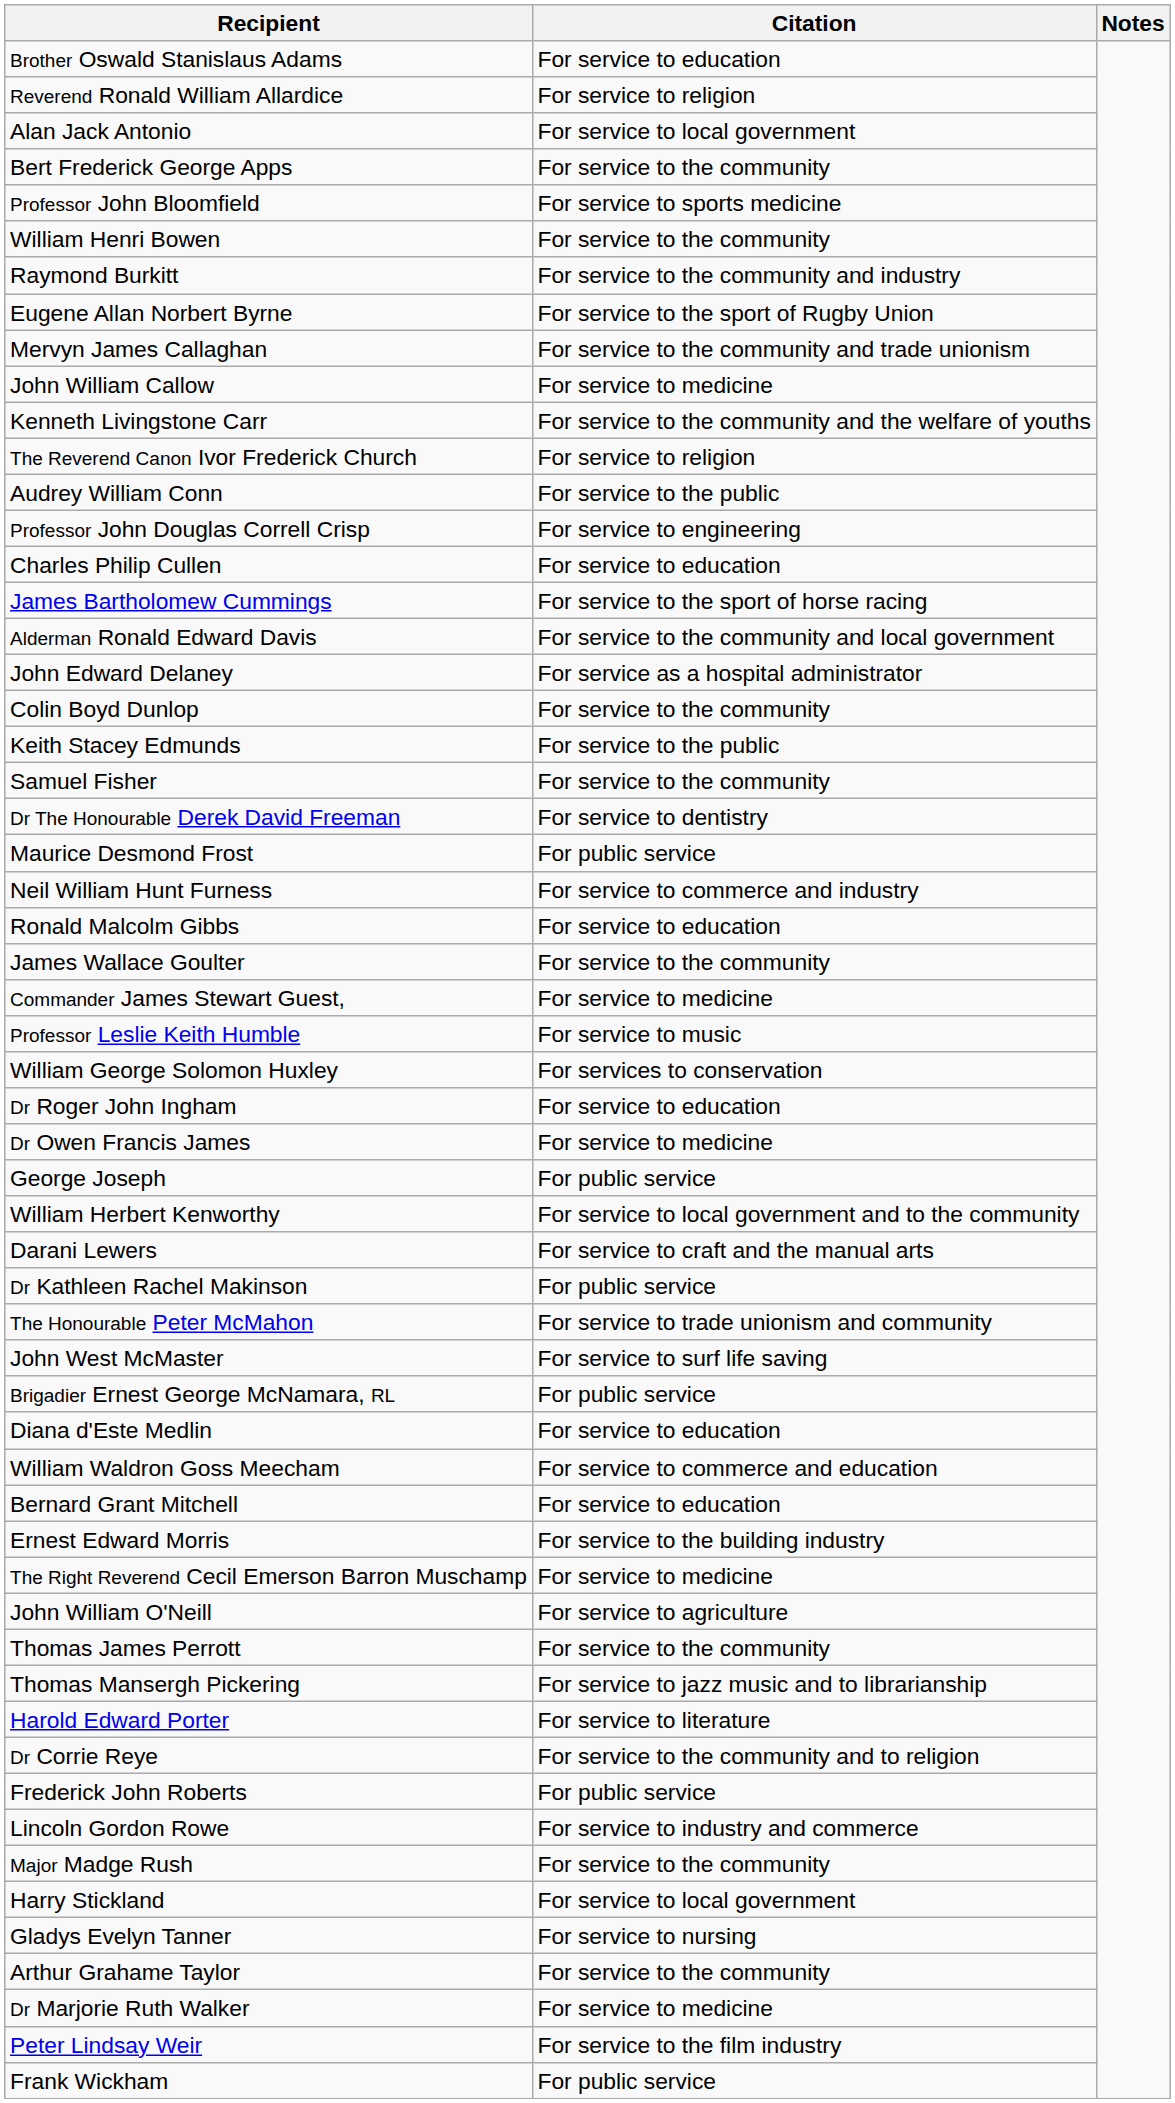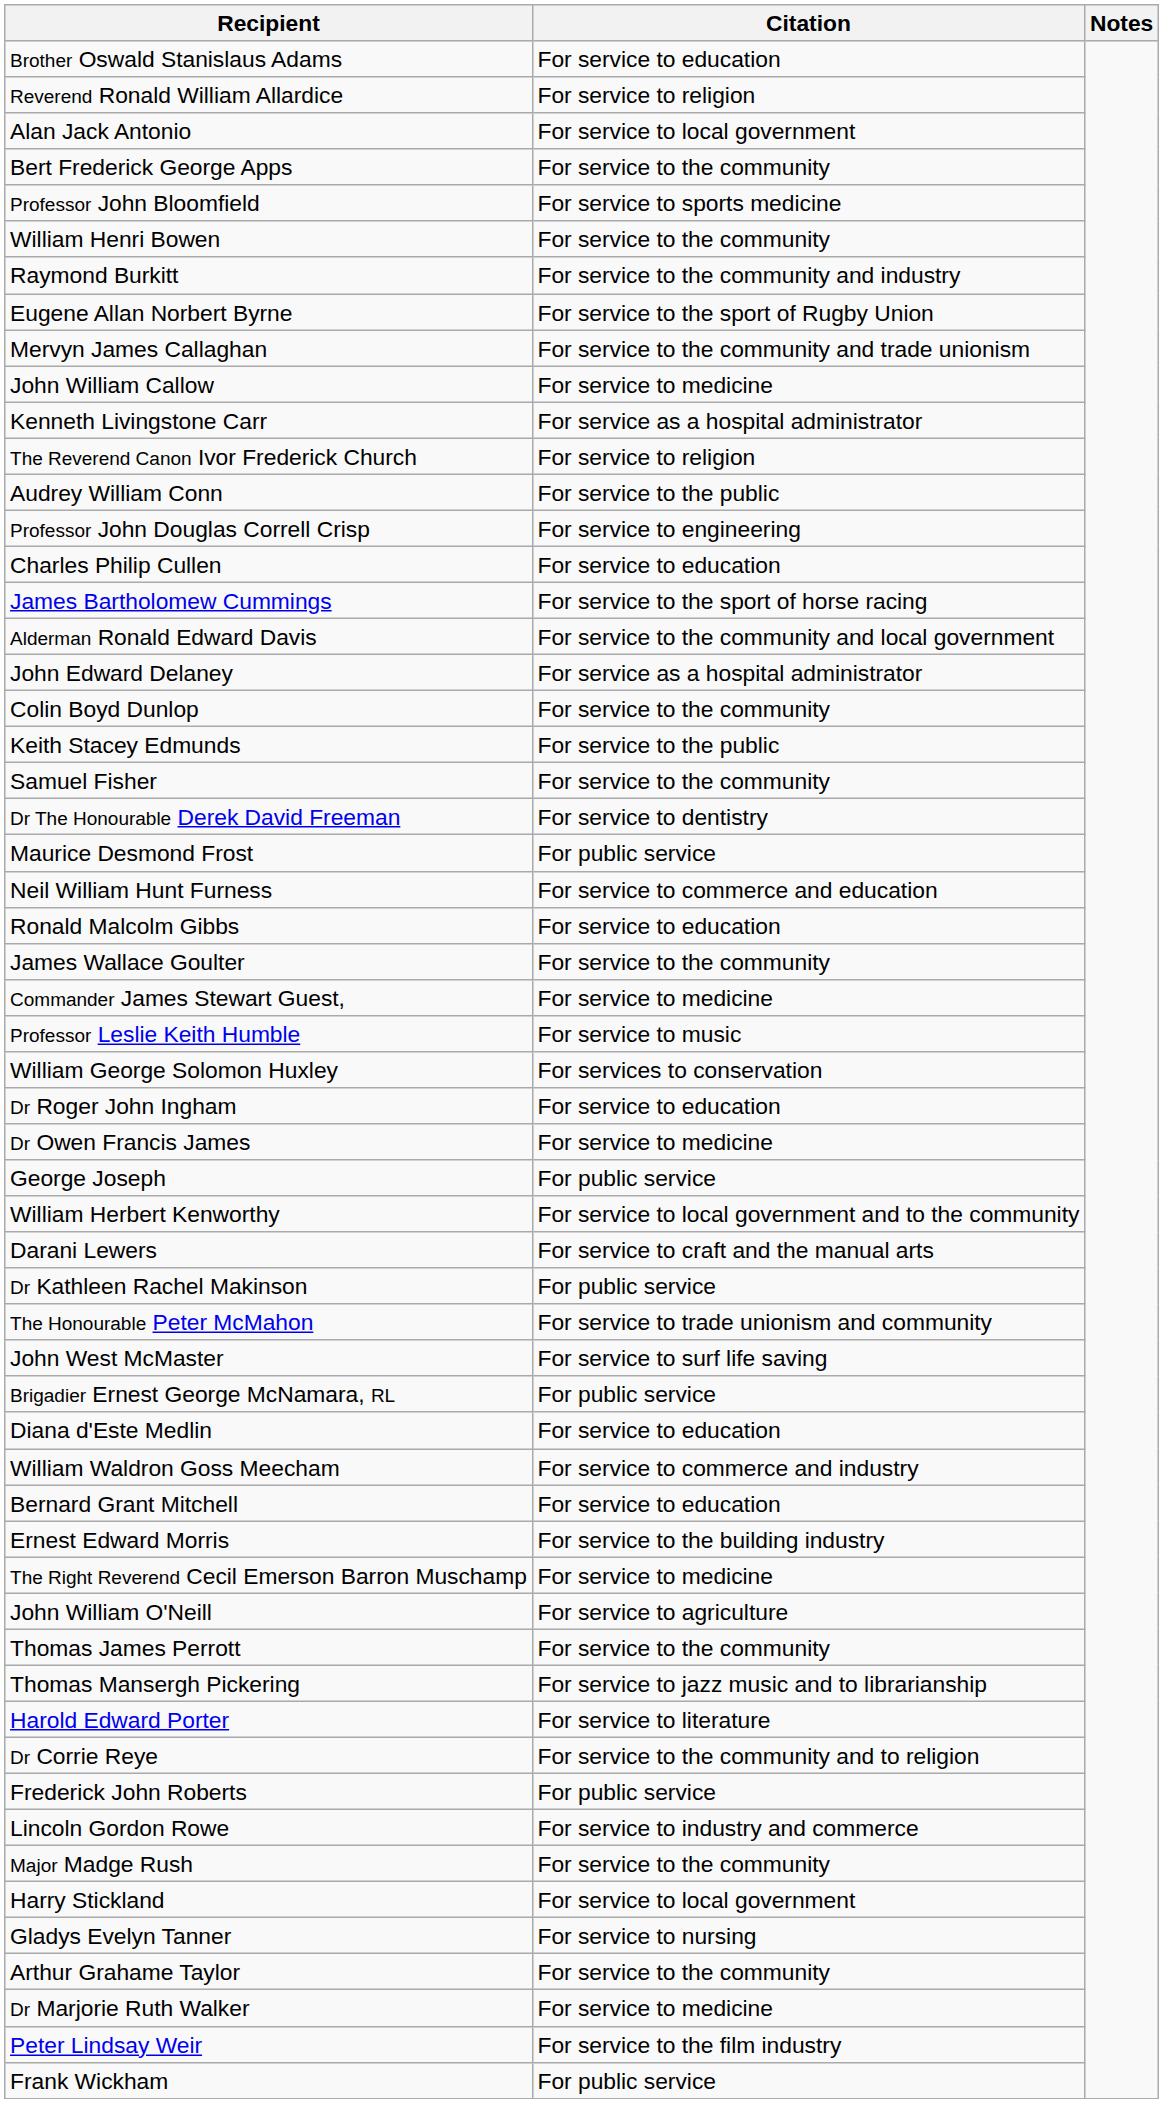(814, 420) For service to the community and the welfare of youths -> (730, 420) For service as a hospital administrator
(728, 889) For service to commerce and industry -> (738, 889) For service to commerce and education
(738, 1467) For service to commerce and education -> (728, 1467) For service to commerce and industry
